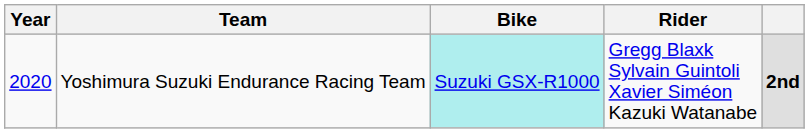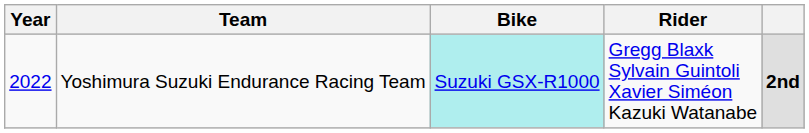(30, 81) 2020 -> (30, 81) 2022
